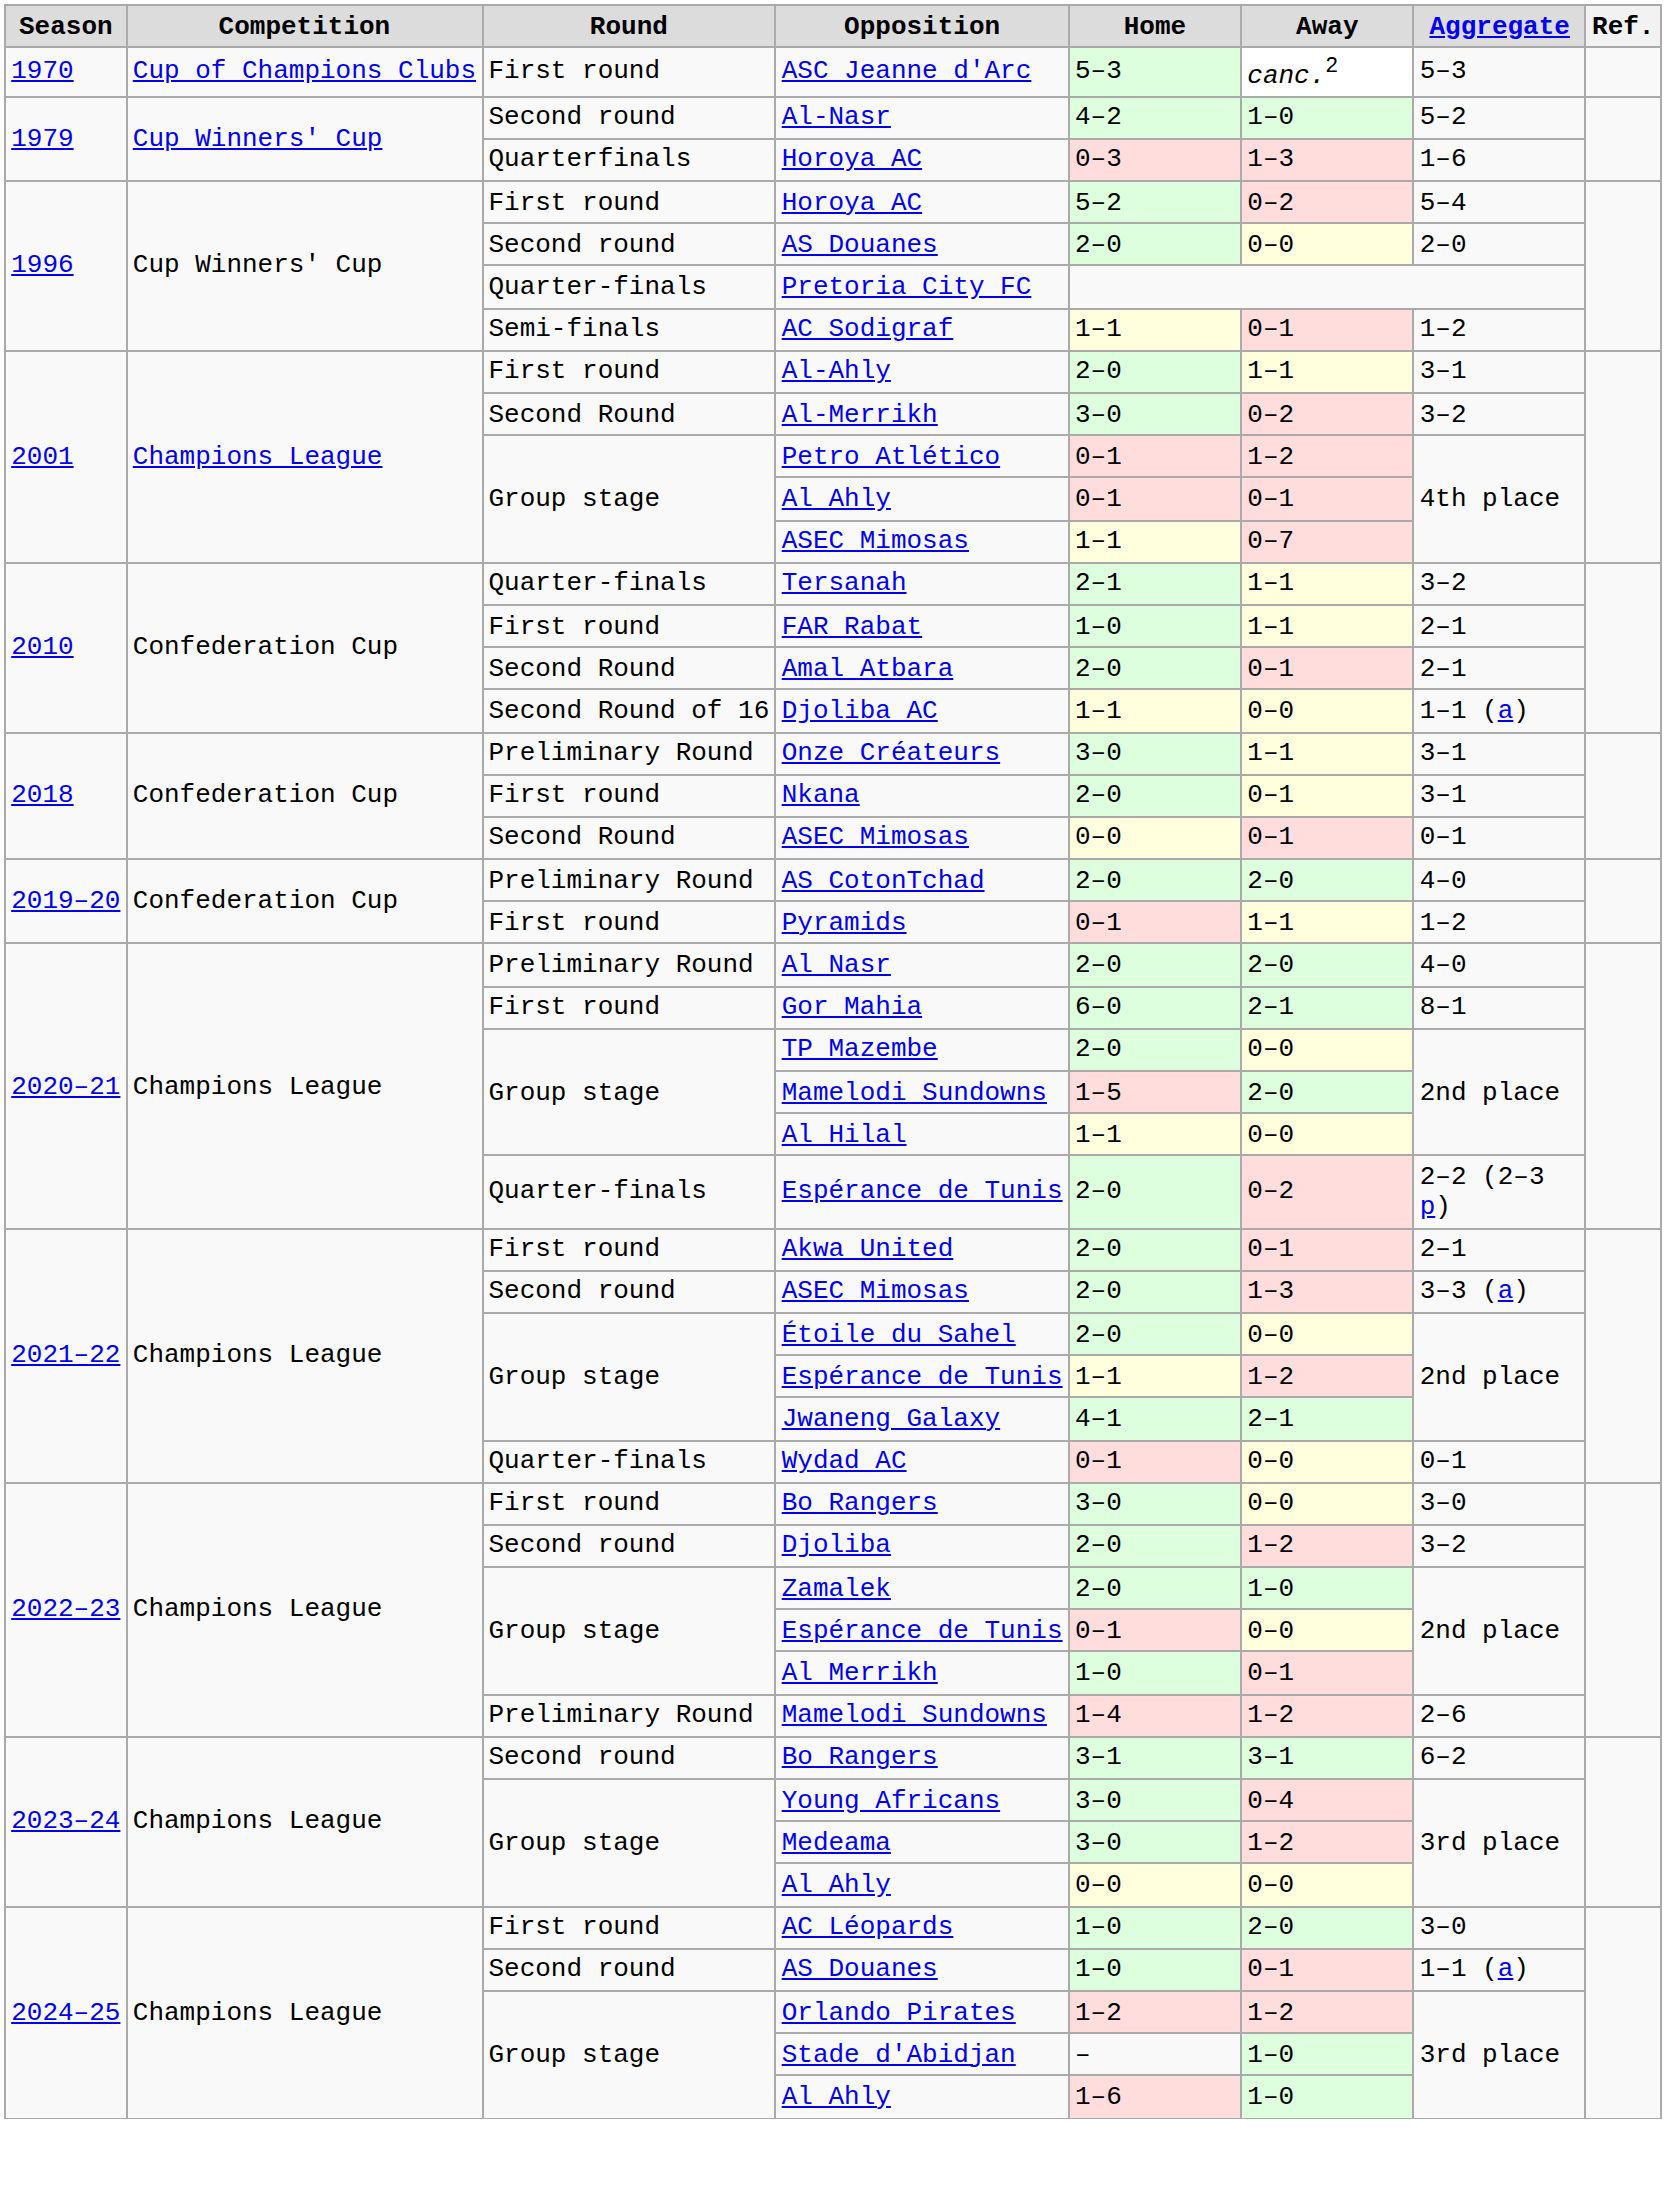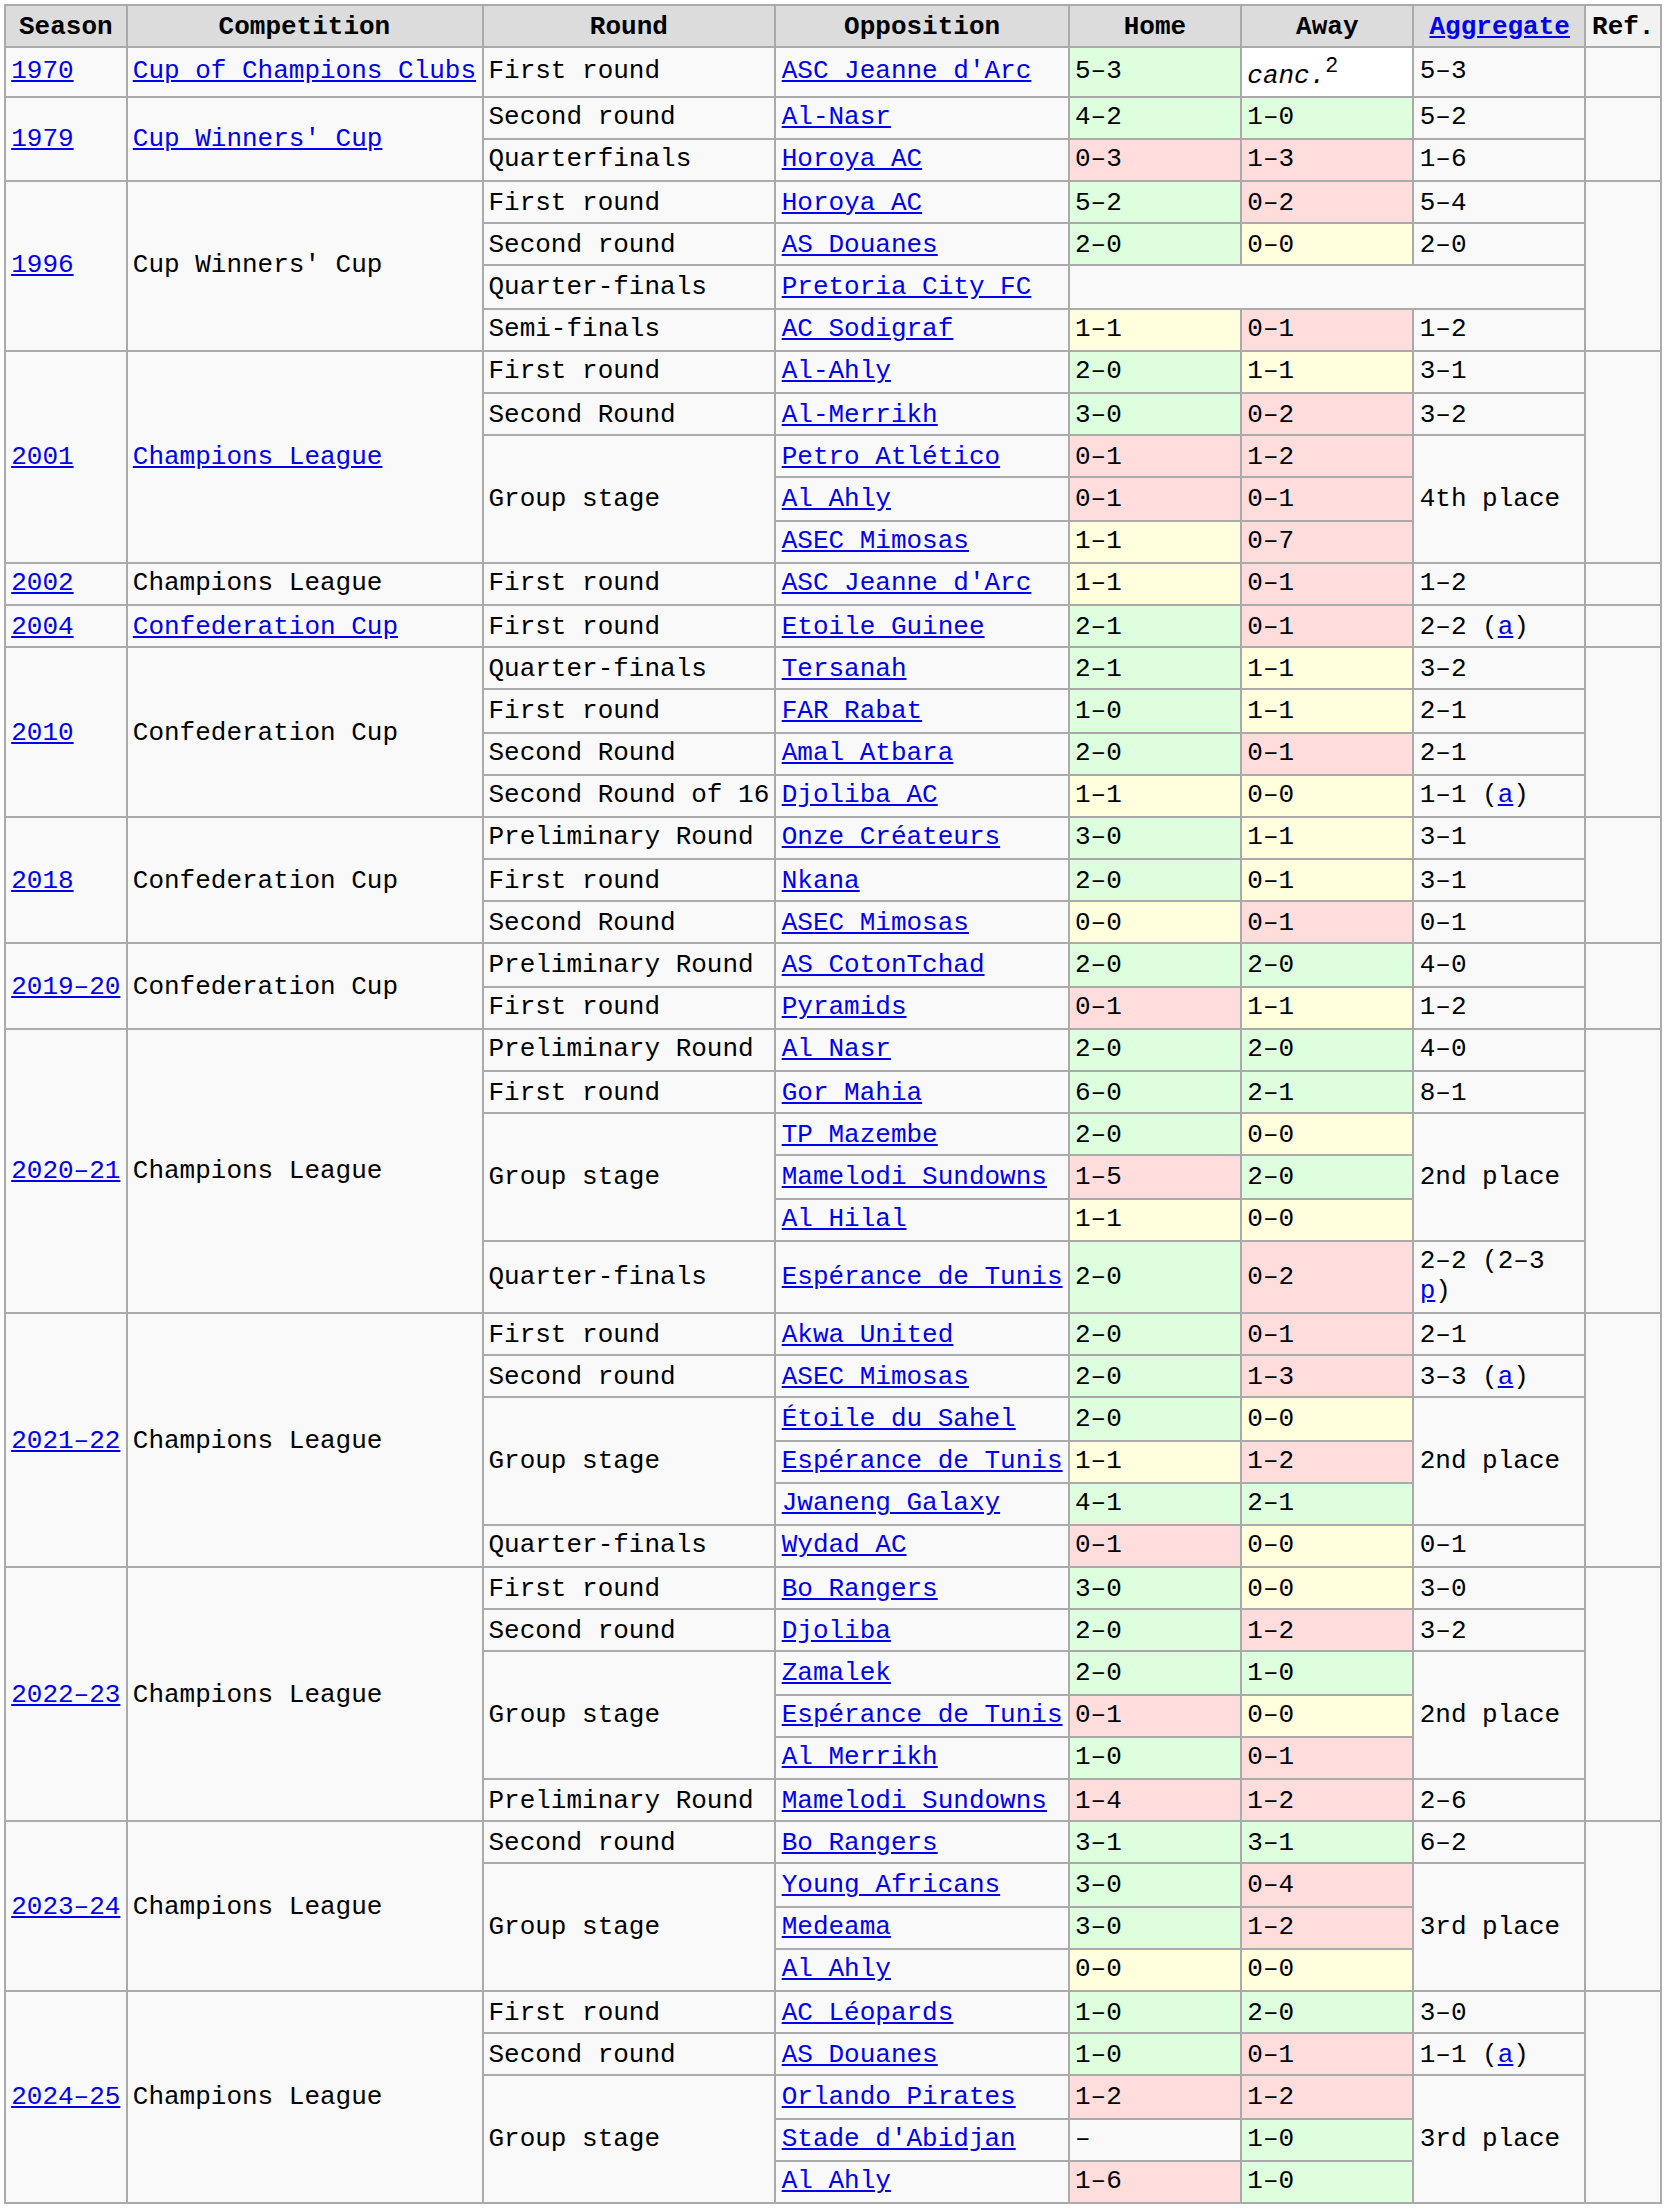+ row: (42, 584)
+ row: (42, 626)
